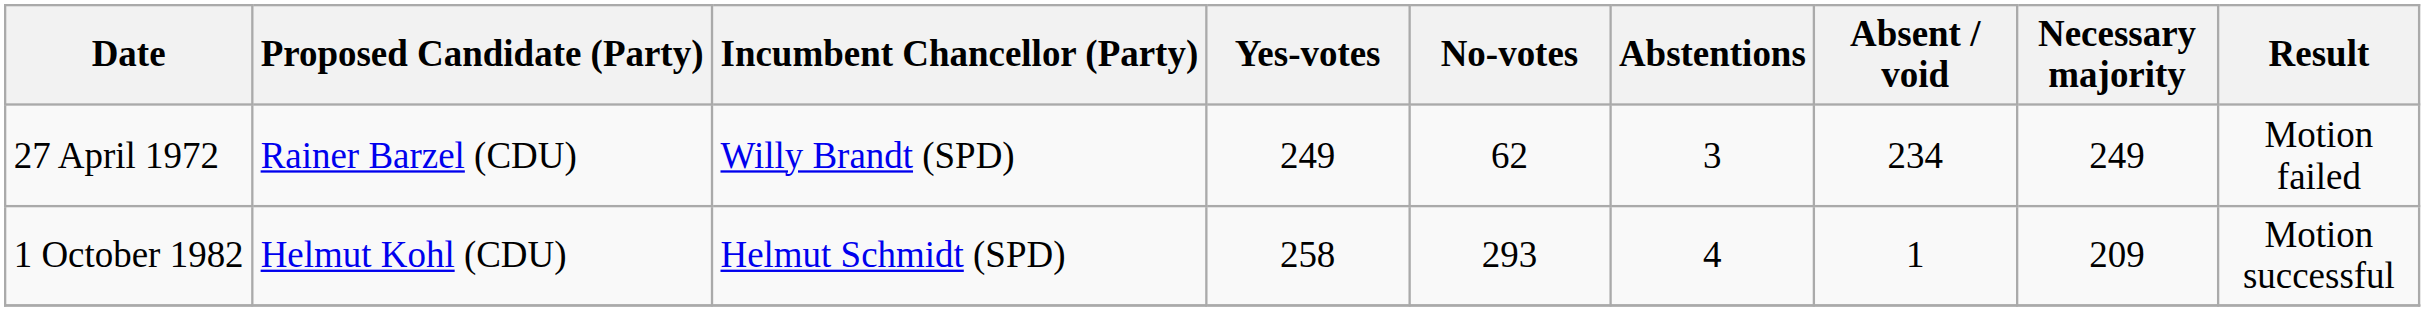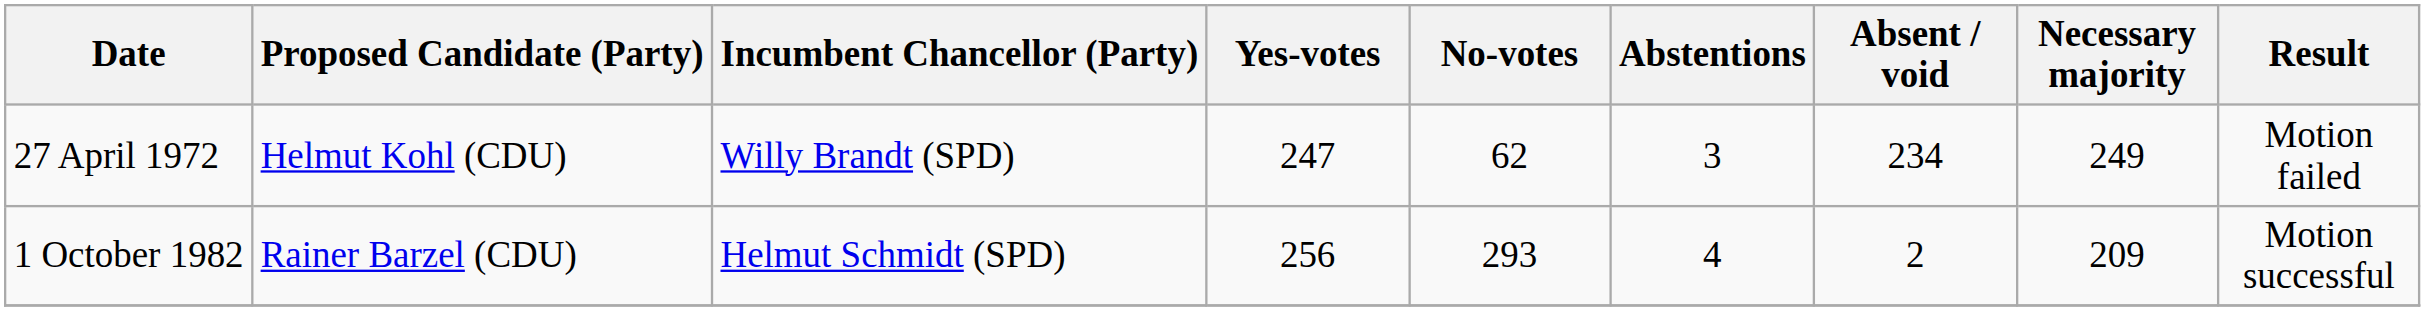(419, 154) Rainer Barzel (CDU) -> (414, 154) Helmut Kohl (CDU)
(1308, 154) 249 -> (1308, 154) 247
(414, 254) Helmut Kohl (CDU) -> (419, 254) Rainer Barzel (CDU)
(1308, 254) 258 -> (1308, 254) 256
(1915, 254) 1 -> (1915, 254) 2
